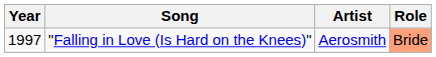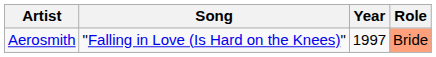columns swapped: (25, 16) <-> (352, 16)
